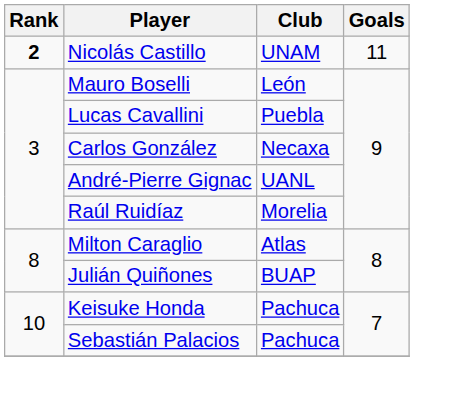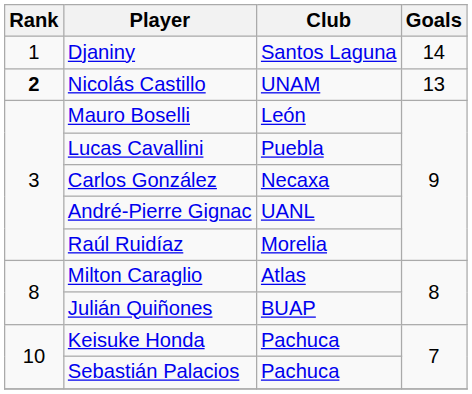+ row: (101, 52)
(377, 52) 11 -> (434, 84) 13
